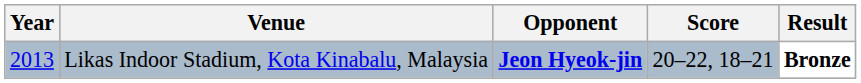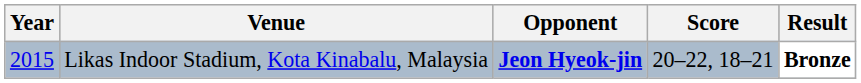(32, 59) 2013 -> (32, 59) 2015
